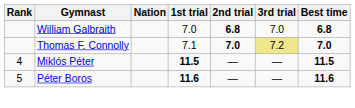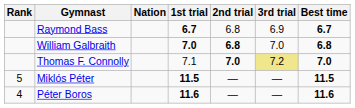+ row: (72, 29)
(189, 29) normal -> (189, 45) bold
(19, 62) 4 -> (19, 78) 5
(19, 78) 5 -> (19, 95) 4
